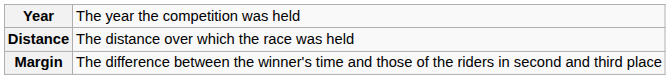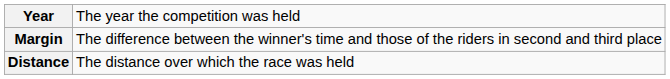rows swapped: (39, 62) <-> (39, 39)
